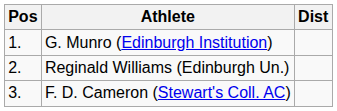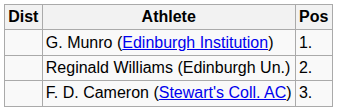columns swapped: (23, 17) <-> (313, 17)
